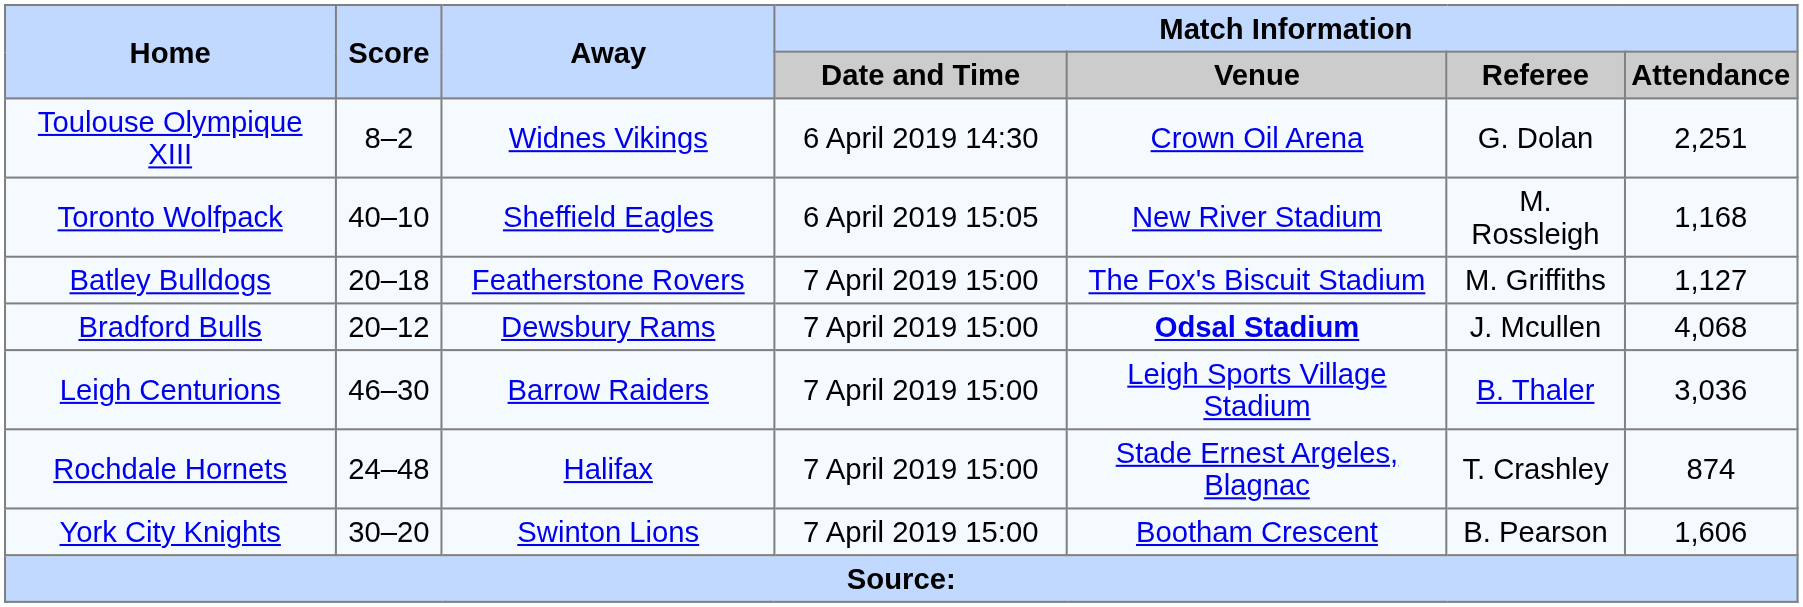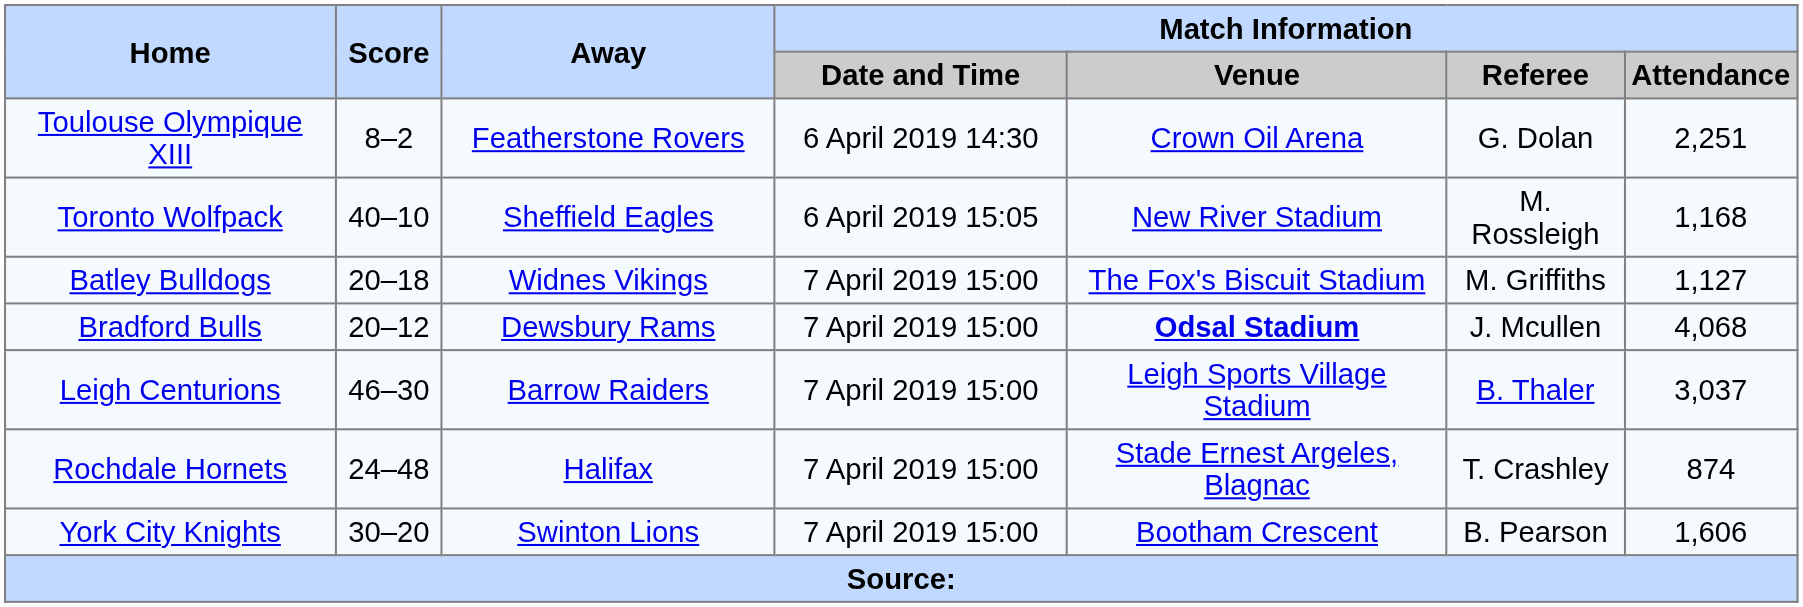(608, 138) Widnes Vikings -> (608, 138) Featherstone Rovers
(608, 280) Featherstone Rovers -> (608, 280) Widnes Vikings
(1711, 390) 3,036 -> (1711, 390) 3,037
